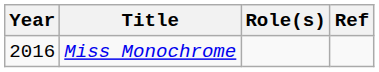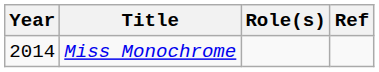(32, 51) 2016 -> (32, 51) 2014
